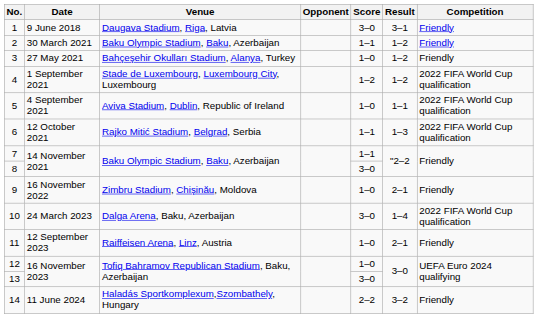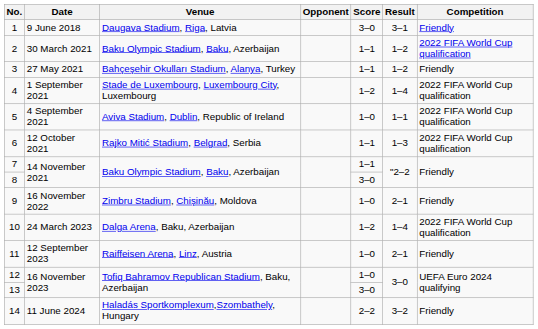(437, 43) Friendly -> (466, 48) 2022 FIFA World Cup qualification
(367, 58) 1–0 -> (367, 69) 1–1
(400, 79) 1–2 -> (400, 90) 1–4
(367, 216) 3–0 -> (367, 227) 1–2
